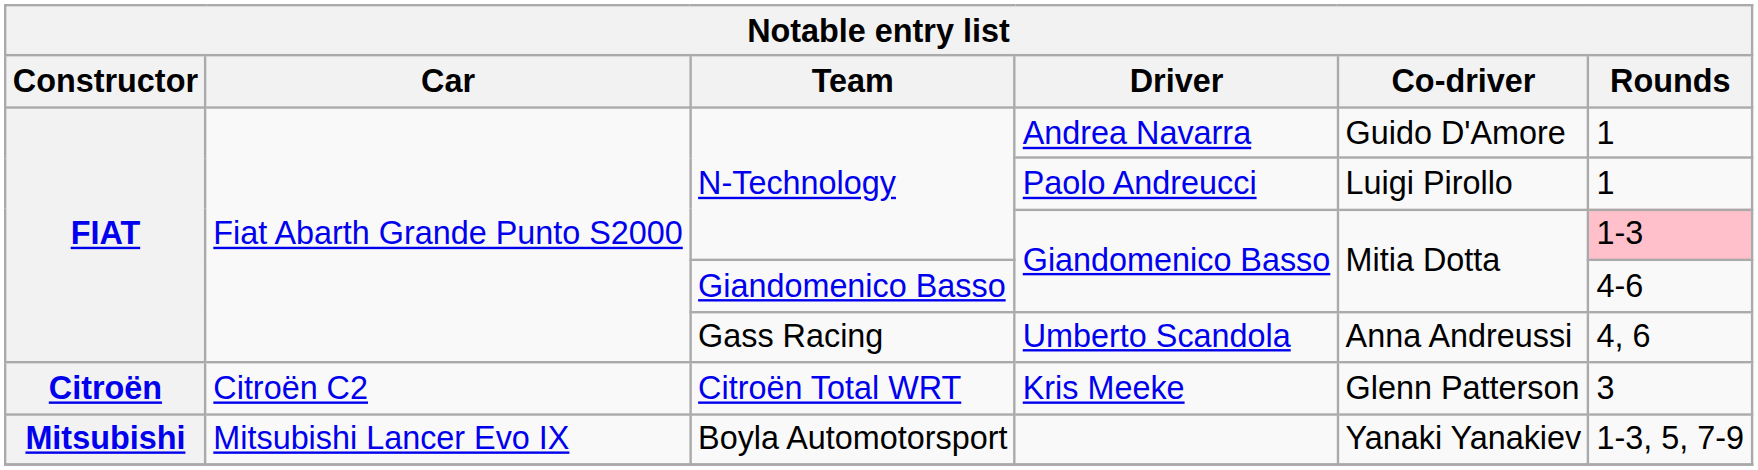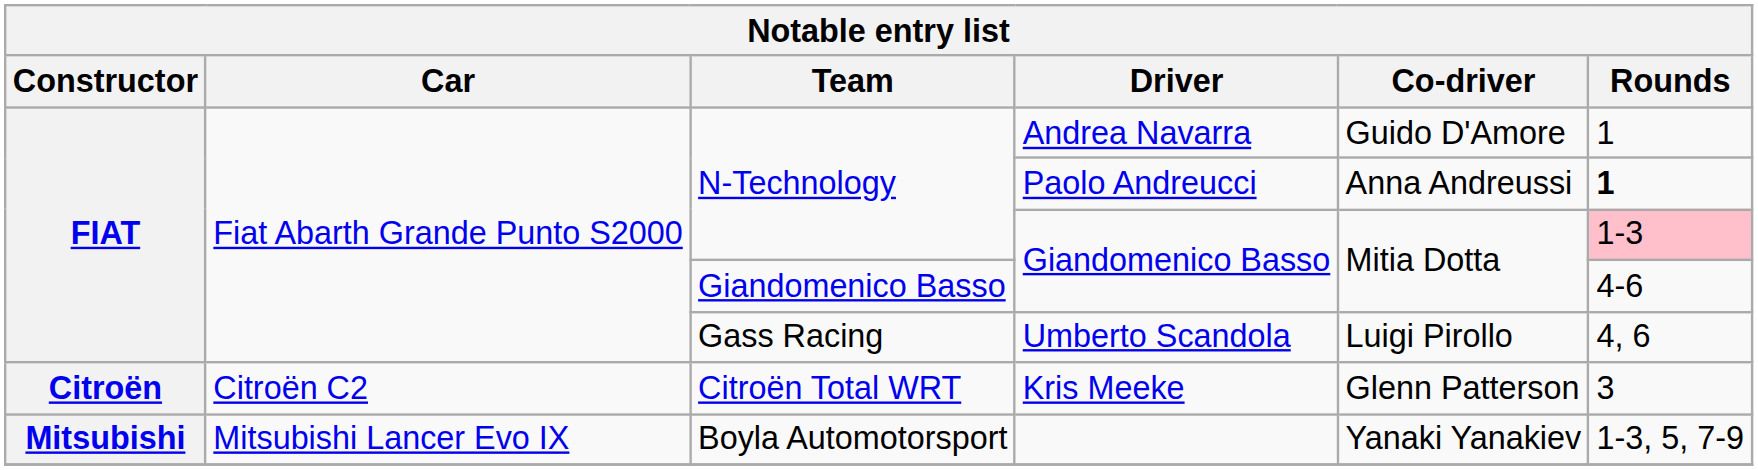(1429, 183) Luigi Pirollo -> (1459, 183) Anna Andreussi
(1606, 183) normal -> (1606, 183) bold
(1459, 336) Anna Andreussi -> (1429, 336) Luigi Pirollo
